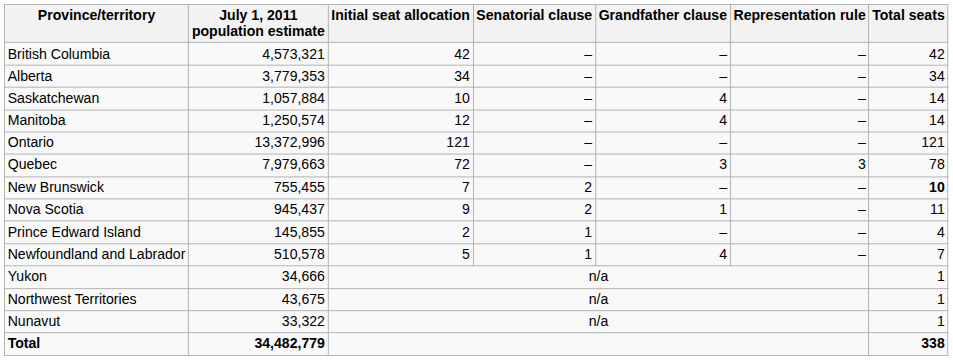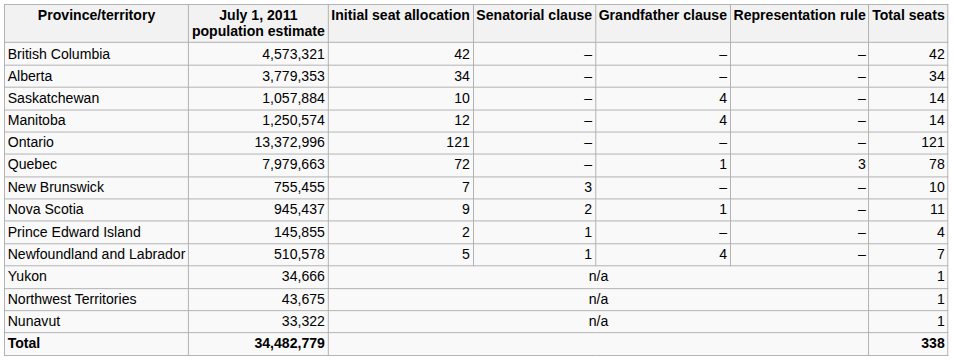(723, 165) 3 -> (723, 165) 1
(588, 187) 2 -> (588, 187) 3
(937, 187) bold -> (937, 187) normal
